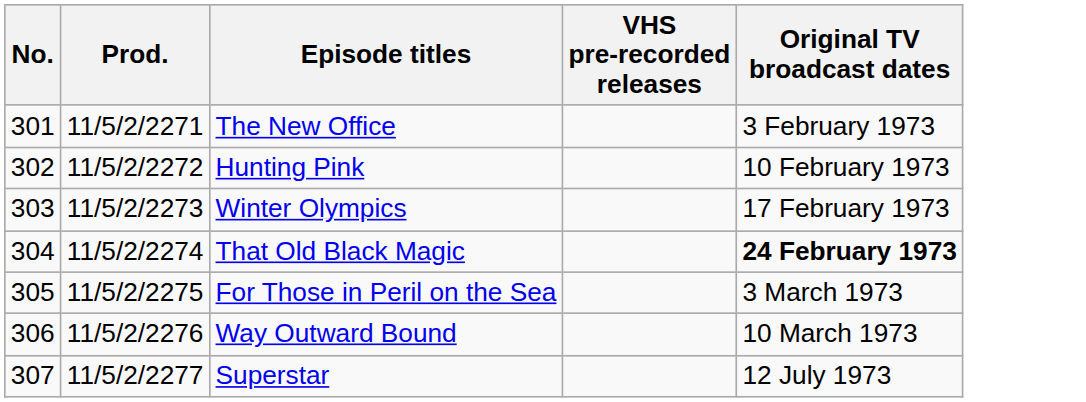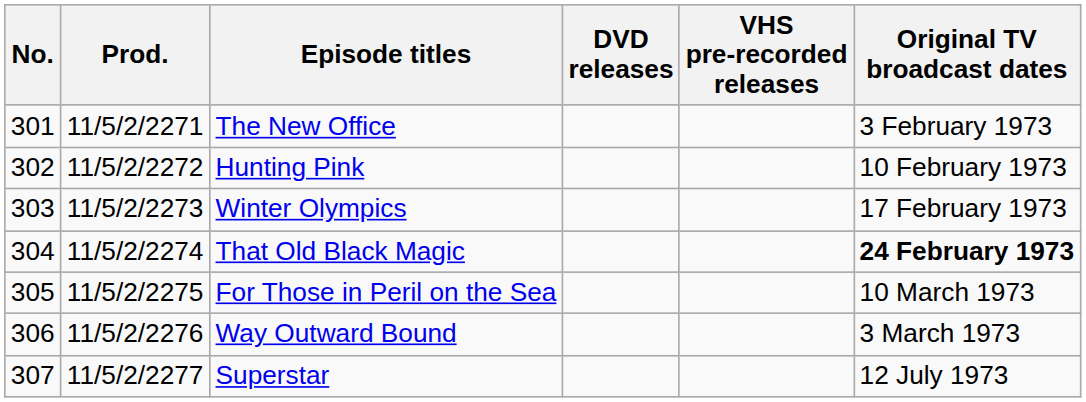+ column: (621, 54)
(823, 292) 3 March 1973 -> (947, 292) 10 March 1973
(830, 334) 10 March 1973 -> (940, 334) 3 March 1973
